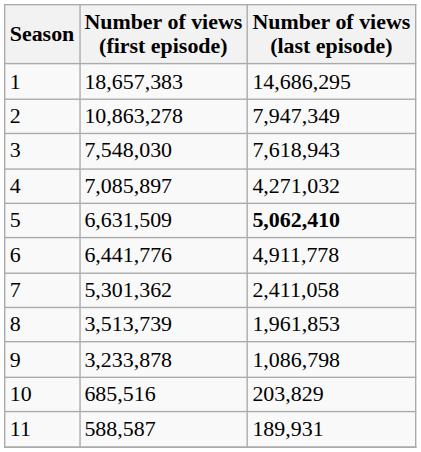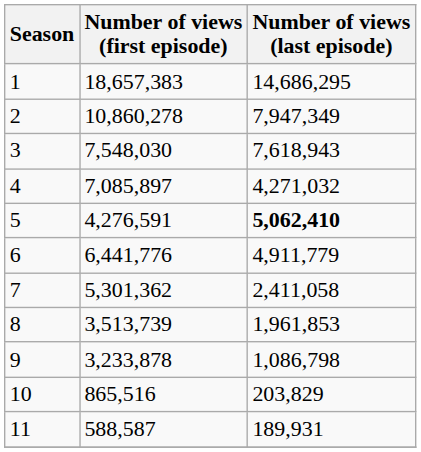(134, 116) 10,863,278 -> (134, 116) 10,860,278
(128, 220) 6,631,509 -> (128, 220) 4,276,591
(296, 255) 4,911,778 -> (296, 255) 4,911,779
(120, 394) 685,516 -> (120, 394) 865,516
